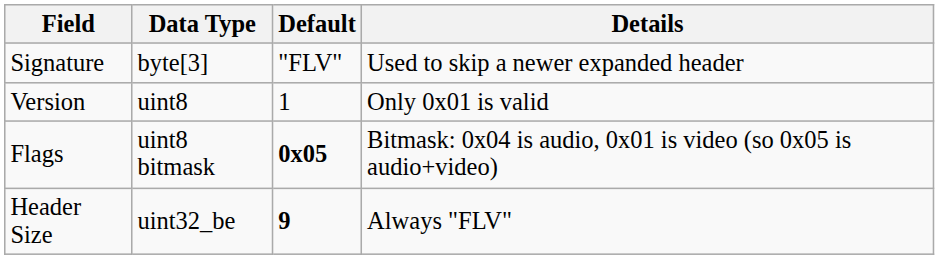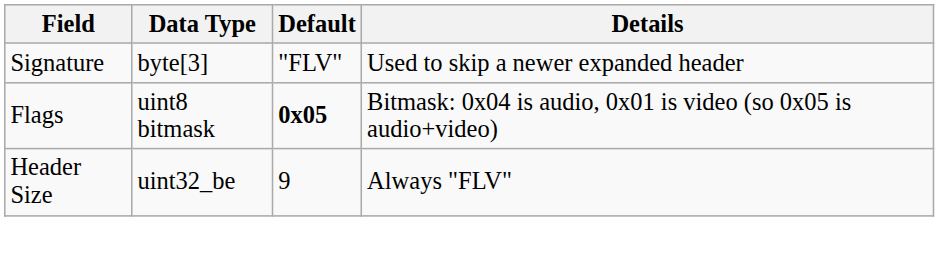- row: (48, 101)
(284, 220) bold -> (284, 181) normal
